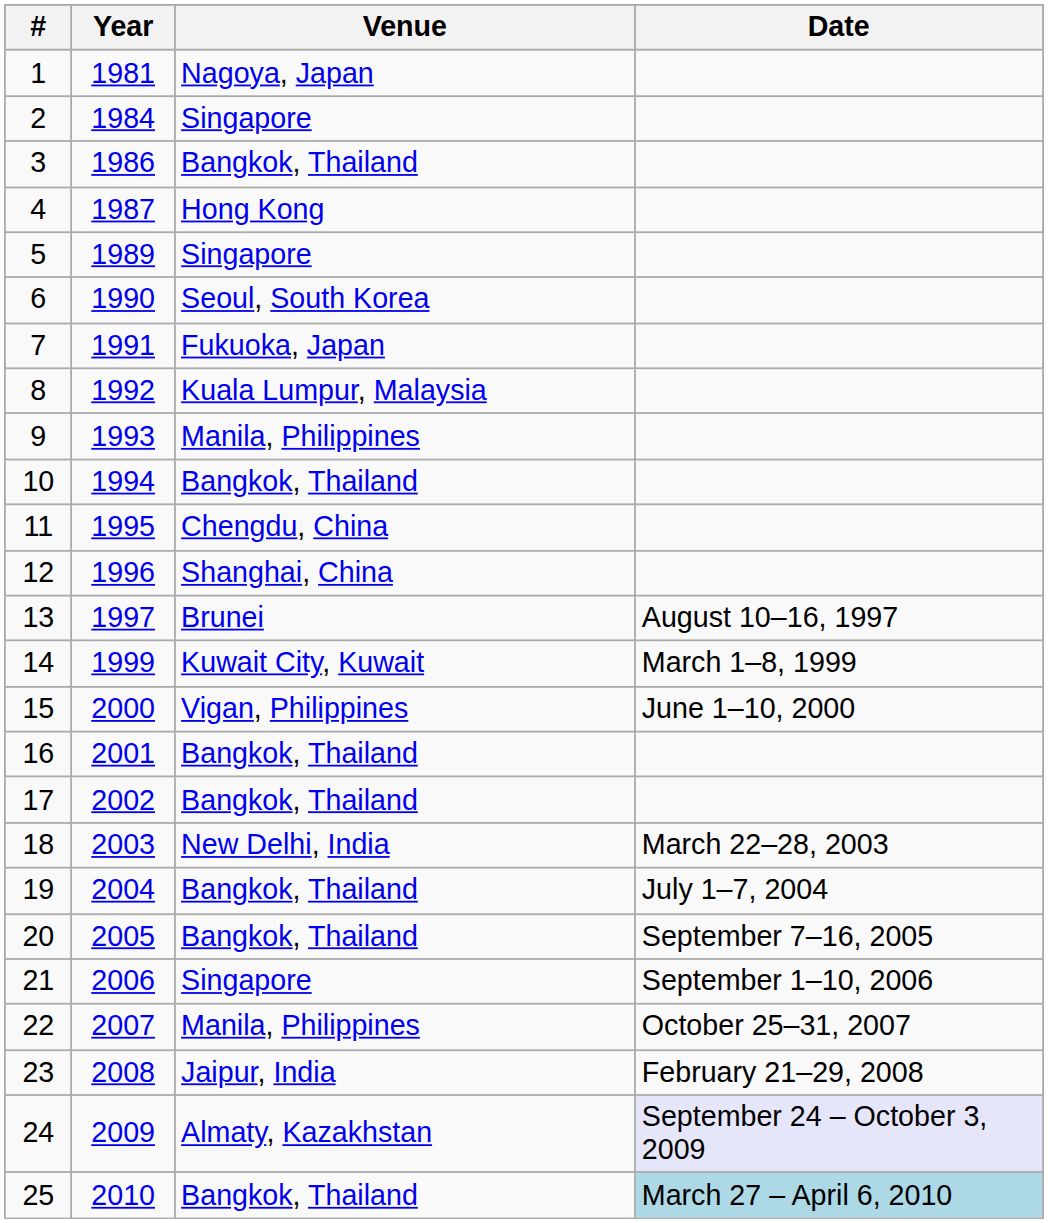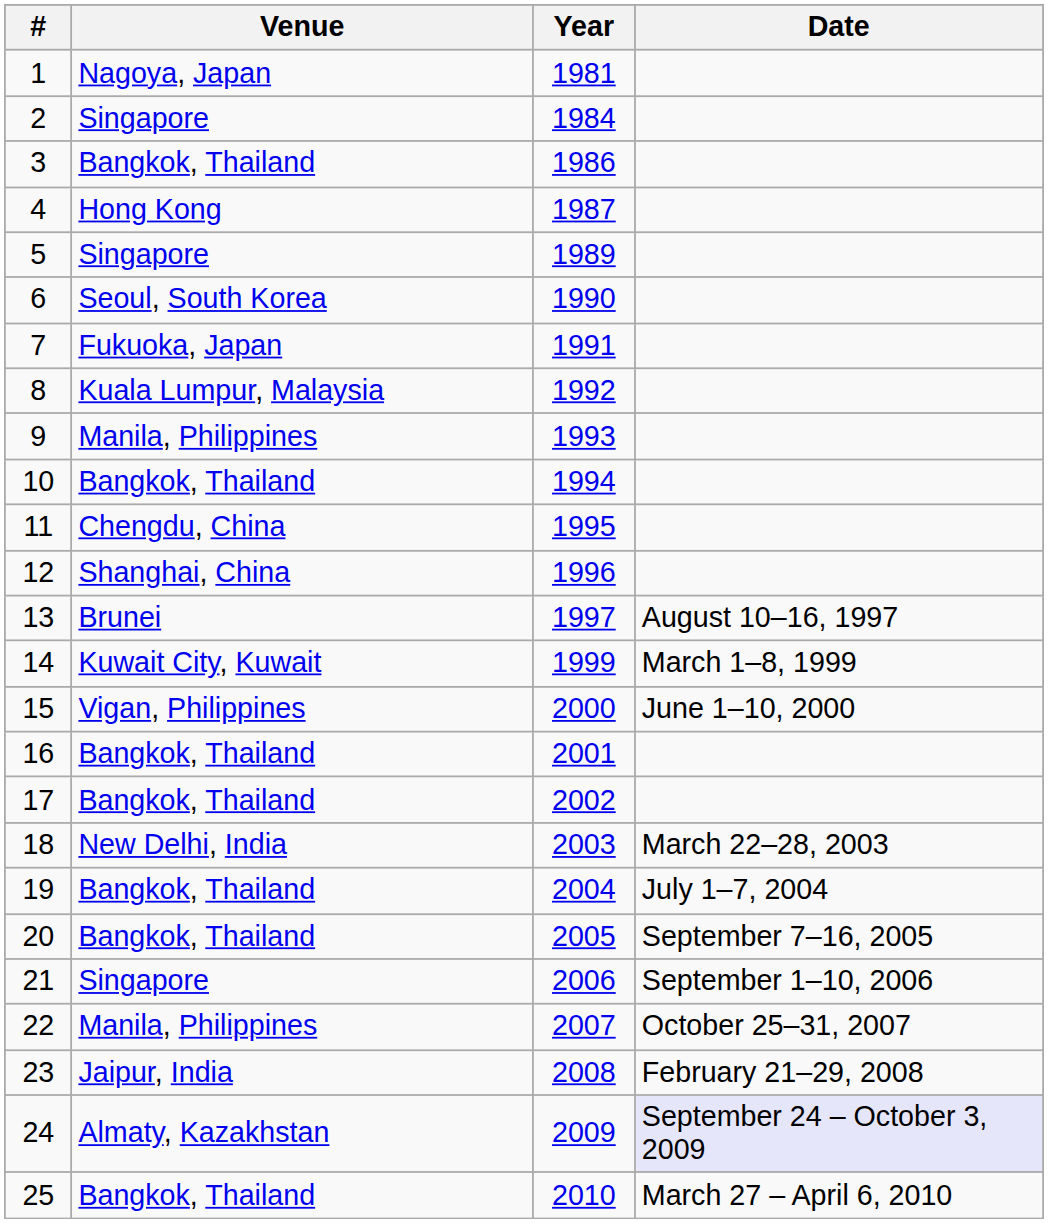columns swapped: (123, 27) <-> (405, 27)
(797, 1194) lightblue background -> (797, 1194) no background
